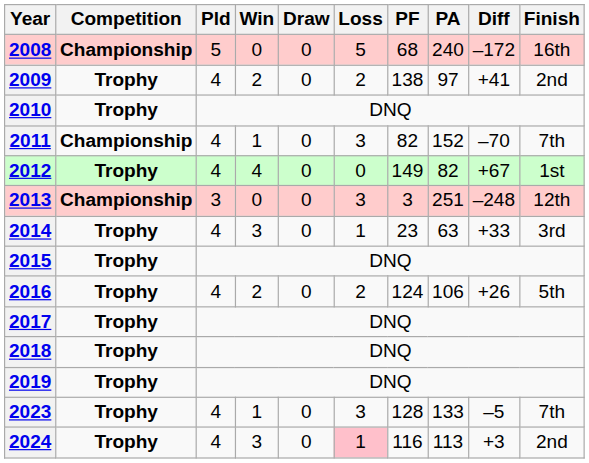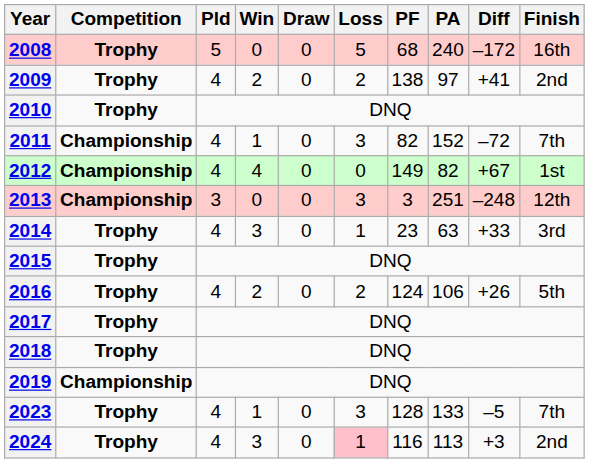(126, 49) Championship -> (126, 49) Trophy
(494, 140) –70 -> (494, 140) –72
(126, 170) Trophy -> (126, 170) Championship
(126, 381) Trophy -> (126, 381) Championship
